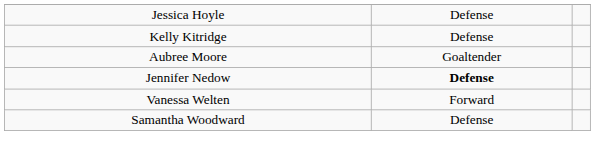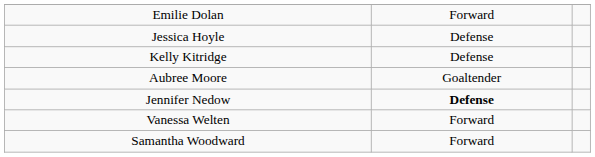+ row: (188, 15)
(472, 120) Defense -> (472, 141) Forward
